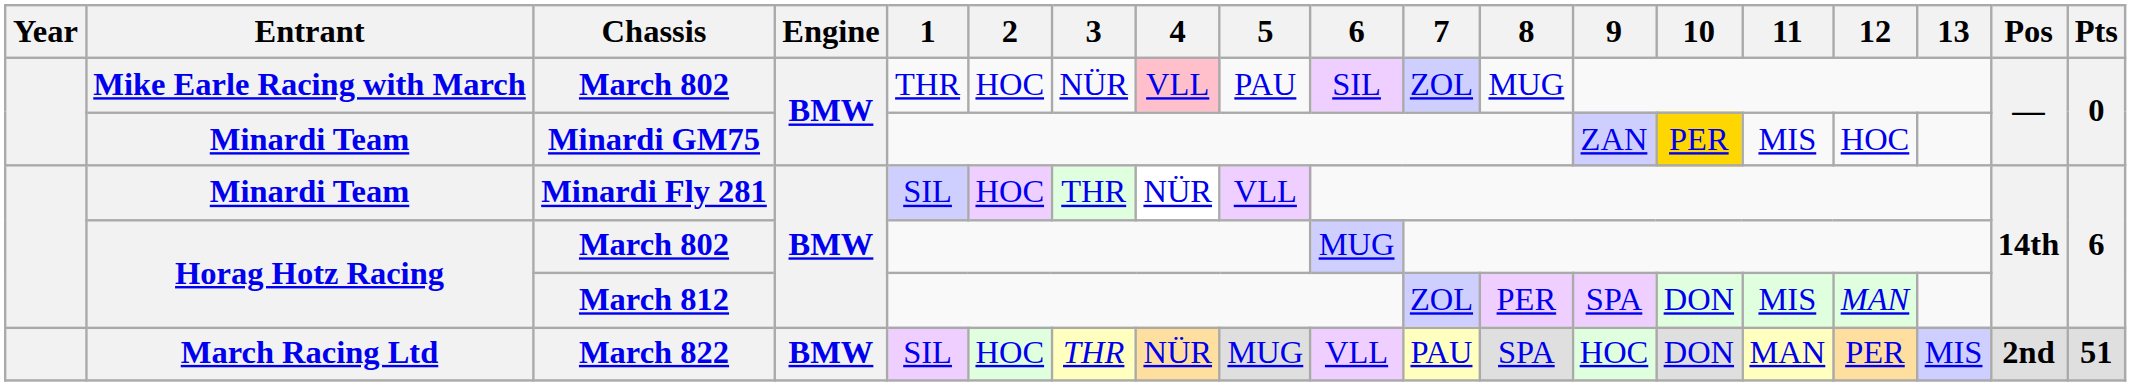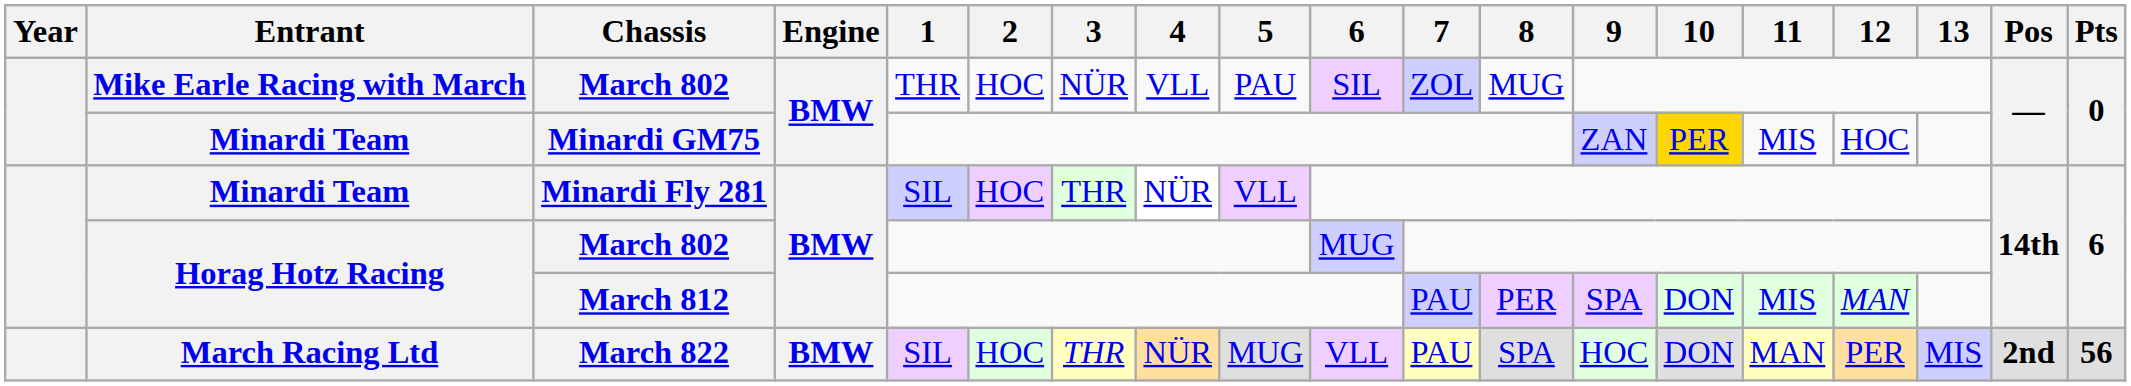(1178, 84) pink background -> (1178, 84) no background
(1441, 299) ZOL -> (1441, 299) PAU
(2096, 352) 51 -> (2096, 352) 56
